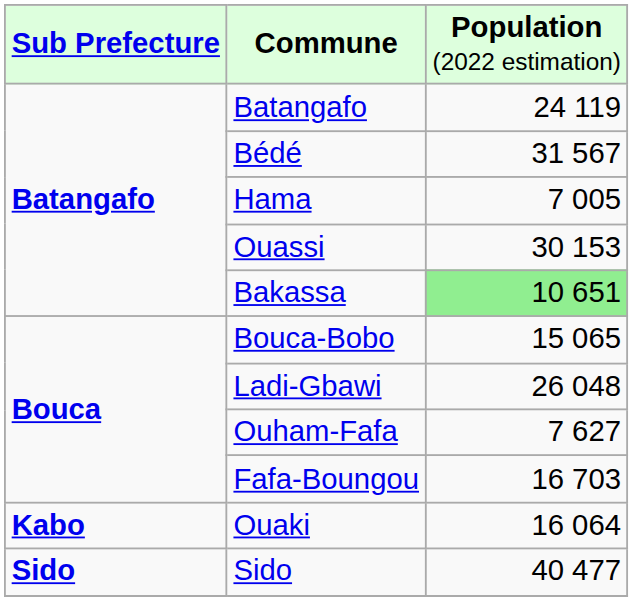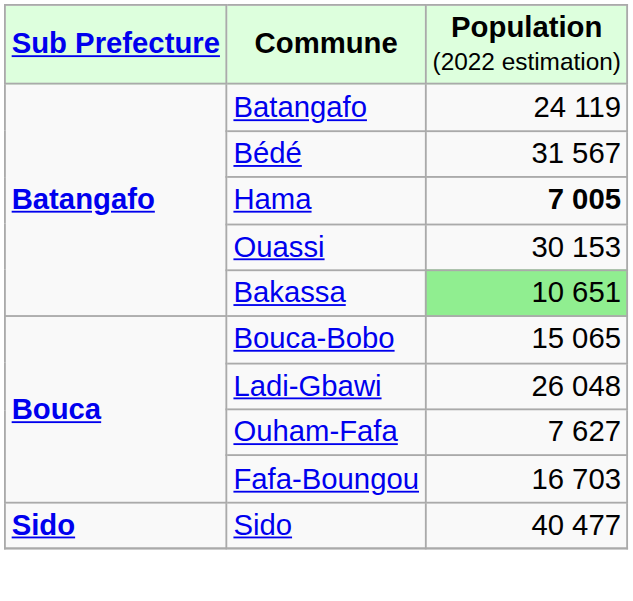(584, 199) normal -> (584, 199) bold
- row: (272, 525)
